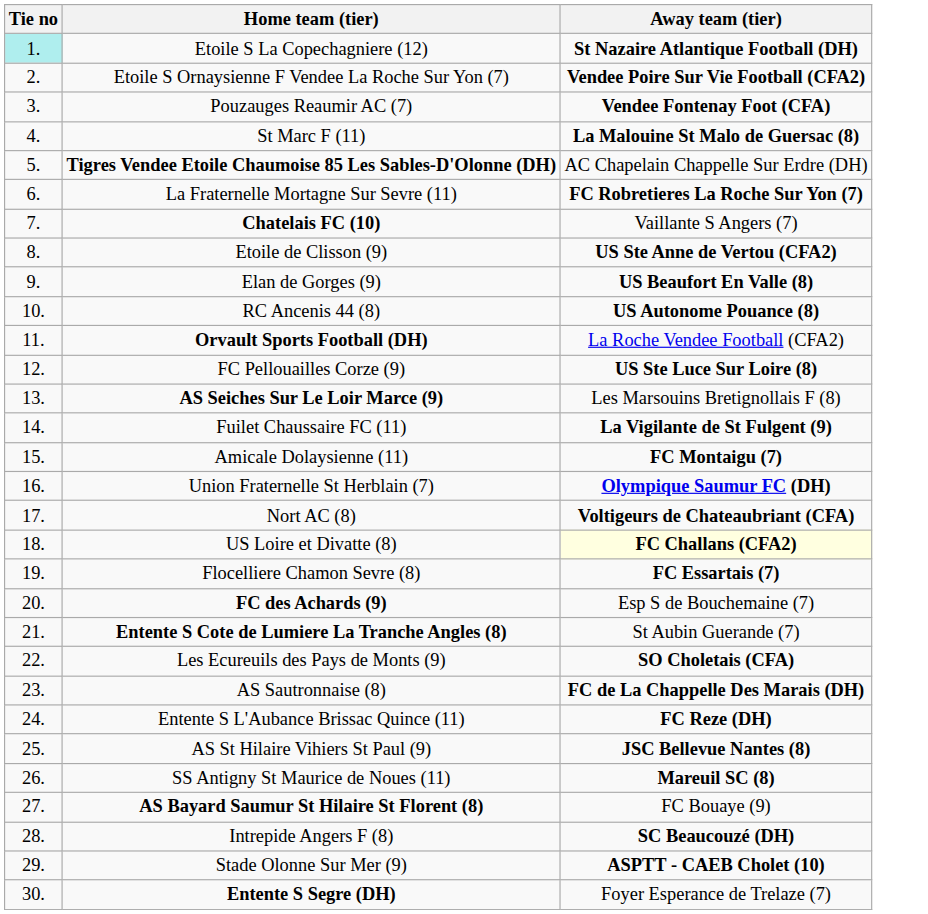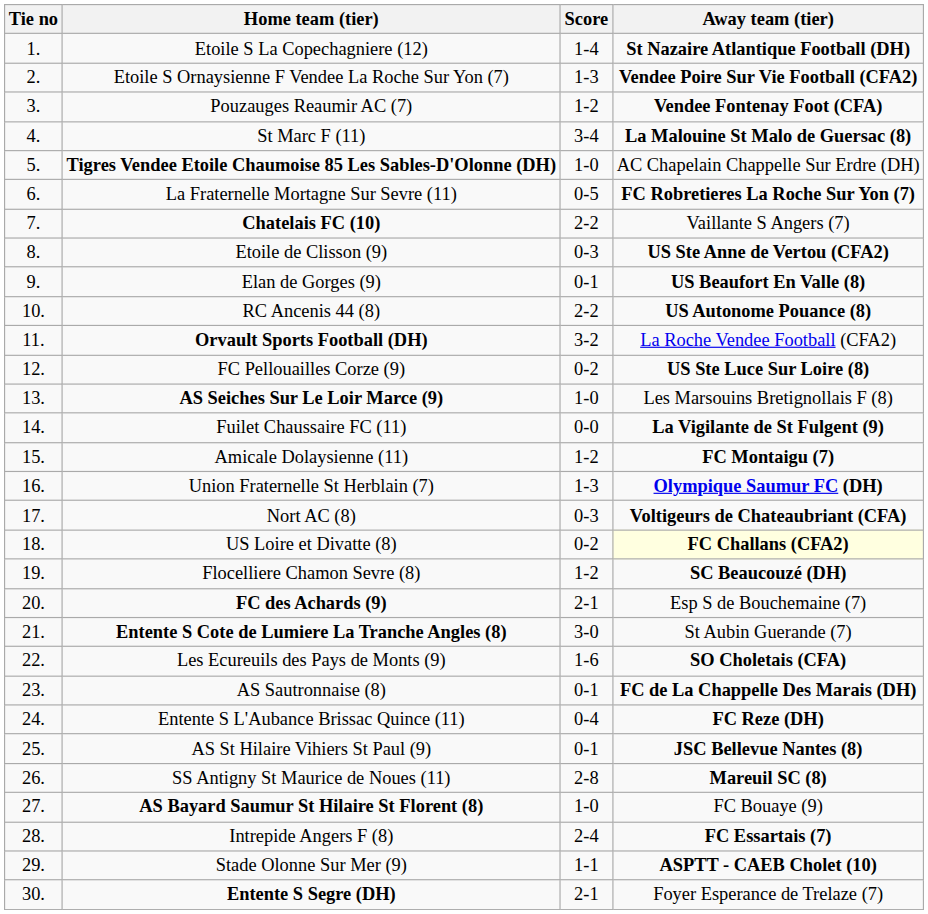+ column: (586, 19)
(33, 48) paleturquoise background -> (33, 48) no background
(716, 573) FC Essartais (7) -> (768, 573) SC Beaucouzé (DH)
(716, 836) SC Beaucouzé (DH) -> (768, 836) FC Essartais (7)
